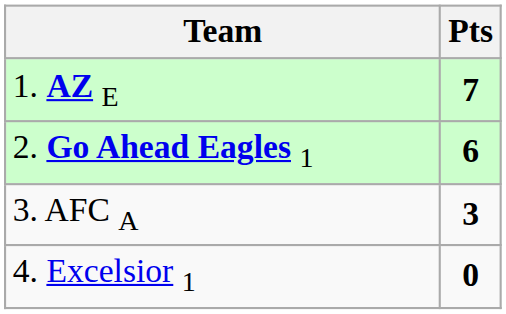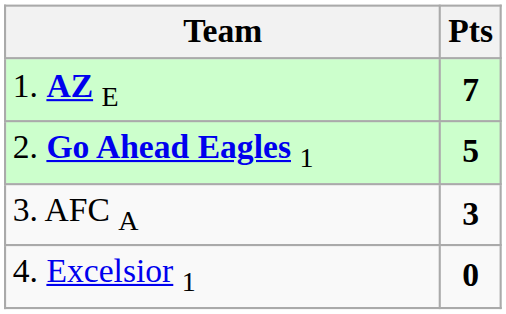(471, 151) 6 -> (471, 151) 5
